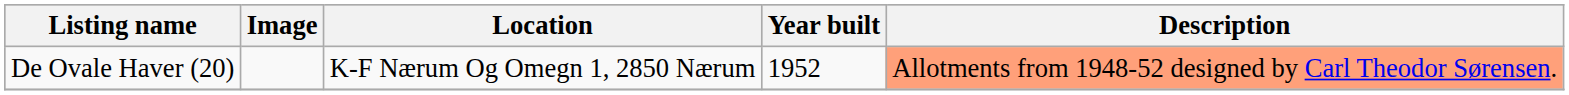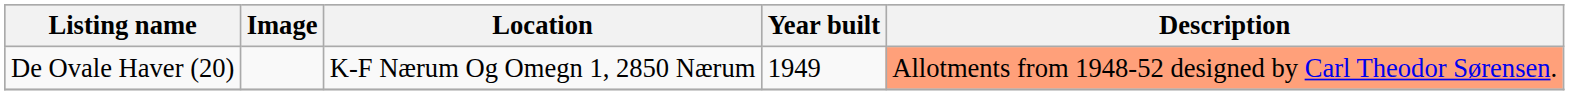(794, 67) 1952 -> (794, 67) 1949
